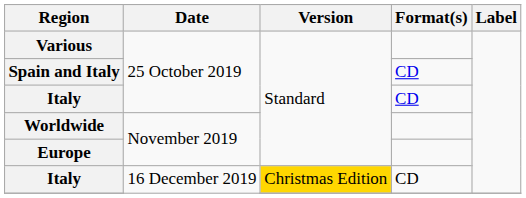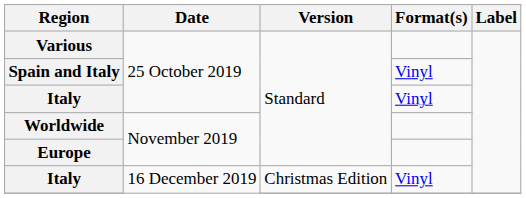(407, 71) CD -> (414, 71) Vinyl
(407, 98) CD -> (414, 98) Vinyl
(326, 179) gold background -> (326, 179) no background
(407, 179) CD -> (414, 179) Vinyl
